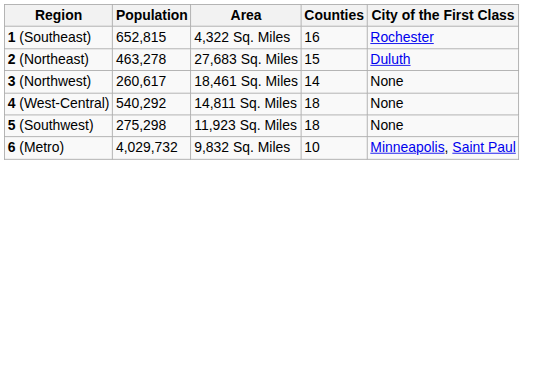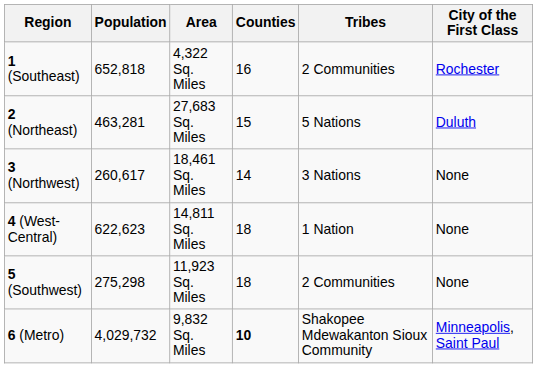+ column: (366, 23)
(141, 37) 652,815 -> (120, 68) 652,818
(141, 59) 463,278 -> (120, 122) 463,281
(141, 103) 540,292 -> (120, 229) 622,623
(312, 147) normal -> (244, 335) bold
